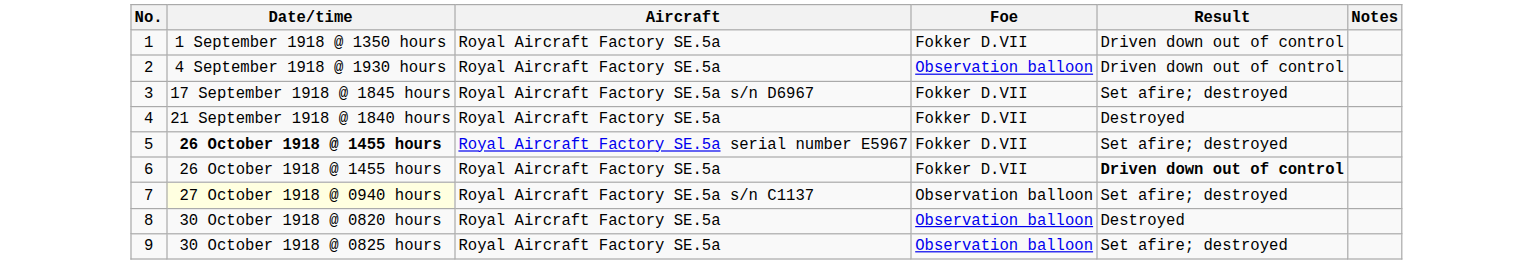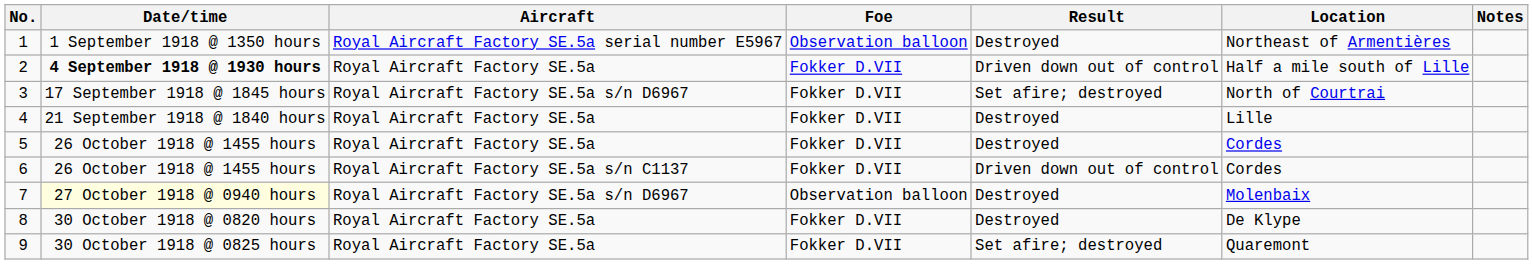+ column: (1348, 17)
(589, 43) Royal Aircraft Factory SE.5a -> (558, 43) Royal Aircraft Factory SE.5a serial number E5967
(971, 43) Fokker D.VII -> (879, 43) Observation balloon
(1222, 43) Driven down out of control -> (1017, 43) Destroyed
(311, 68) normal -> (185, 68) bold
(1004, 68) Observation balloon -> (846, 68) Fokker D.VII
(311, 144) bold -> (185, 144) normal
(683, 144) Royal Aircraft Factory SE.5a serial number E5967 -> (464, 144) Royal Aircraft Factory SE.5a
(1194, 144) Set afire; destroyed -> (1017, 144) Destroyed
(589, 170) Royal Aircraft Factory SE.5a -> (511, 170) Royal Aircraft Factory SE.5a s/n C1137
(1222, 170) bold -> (1097, 170) normal
(636, 195) Royal Aircraft Factory SE.5a s/n C1137 -> (511, 195) Royal Aircraft Factory SE.5a s/n D6967
(1194, 195) Set afire; destroyed -> (1017, 195) Destroyed
(1004, 221) Observation balloon -> (846, 221) Fokker D.VII
(1004, 246) Observation balloon -> (846, 246) Fokker D.VII
